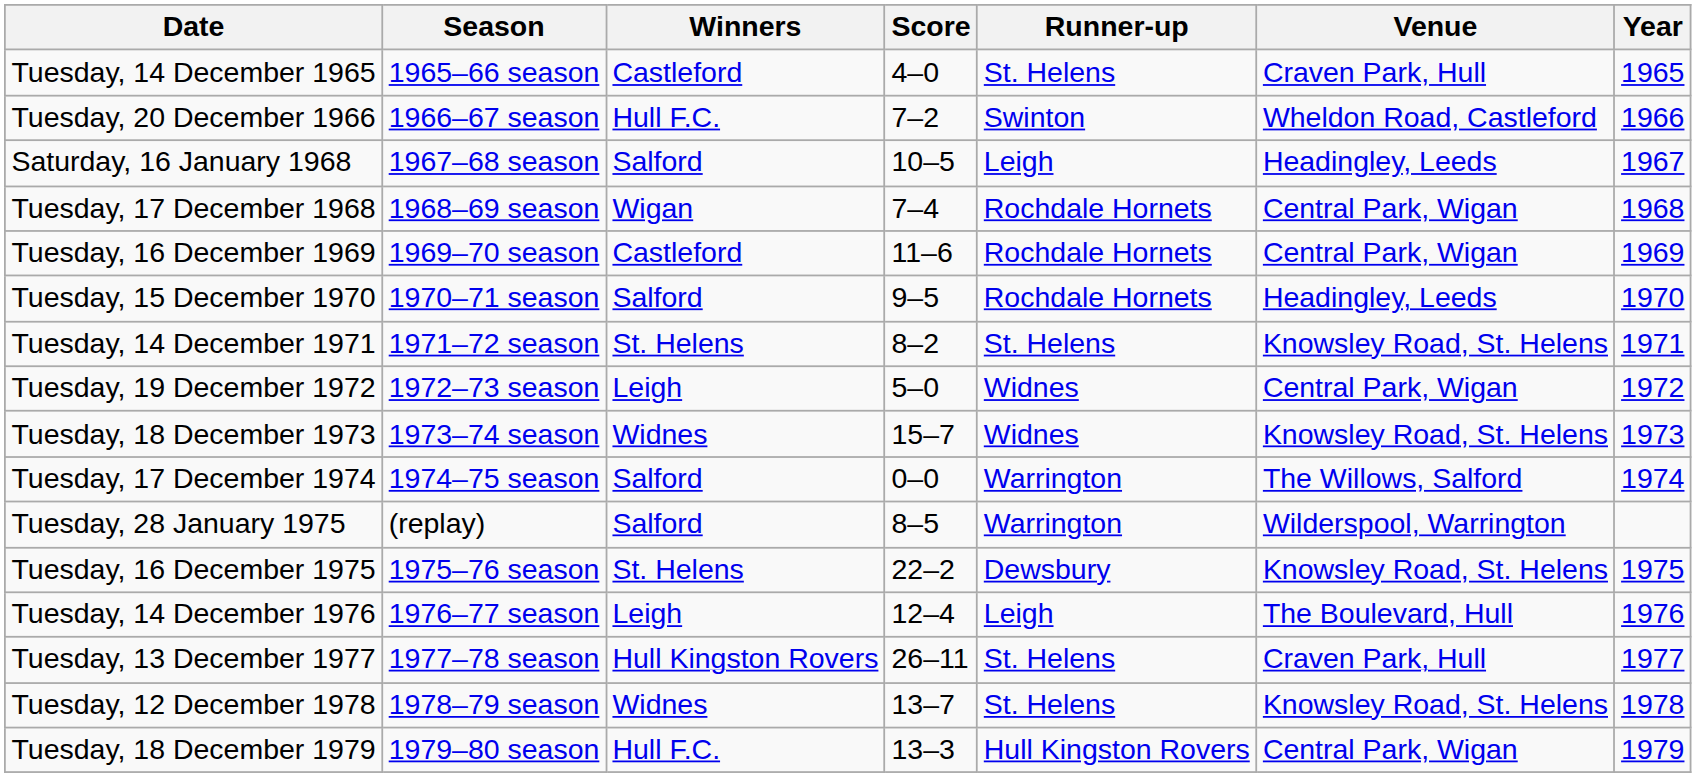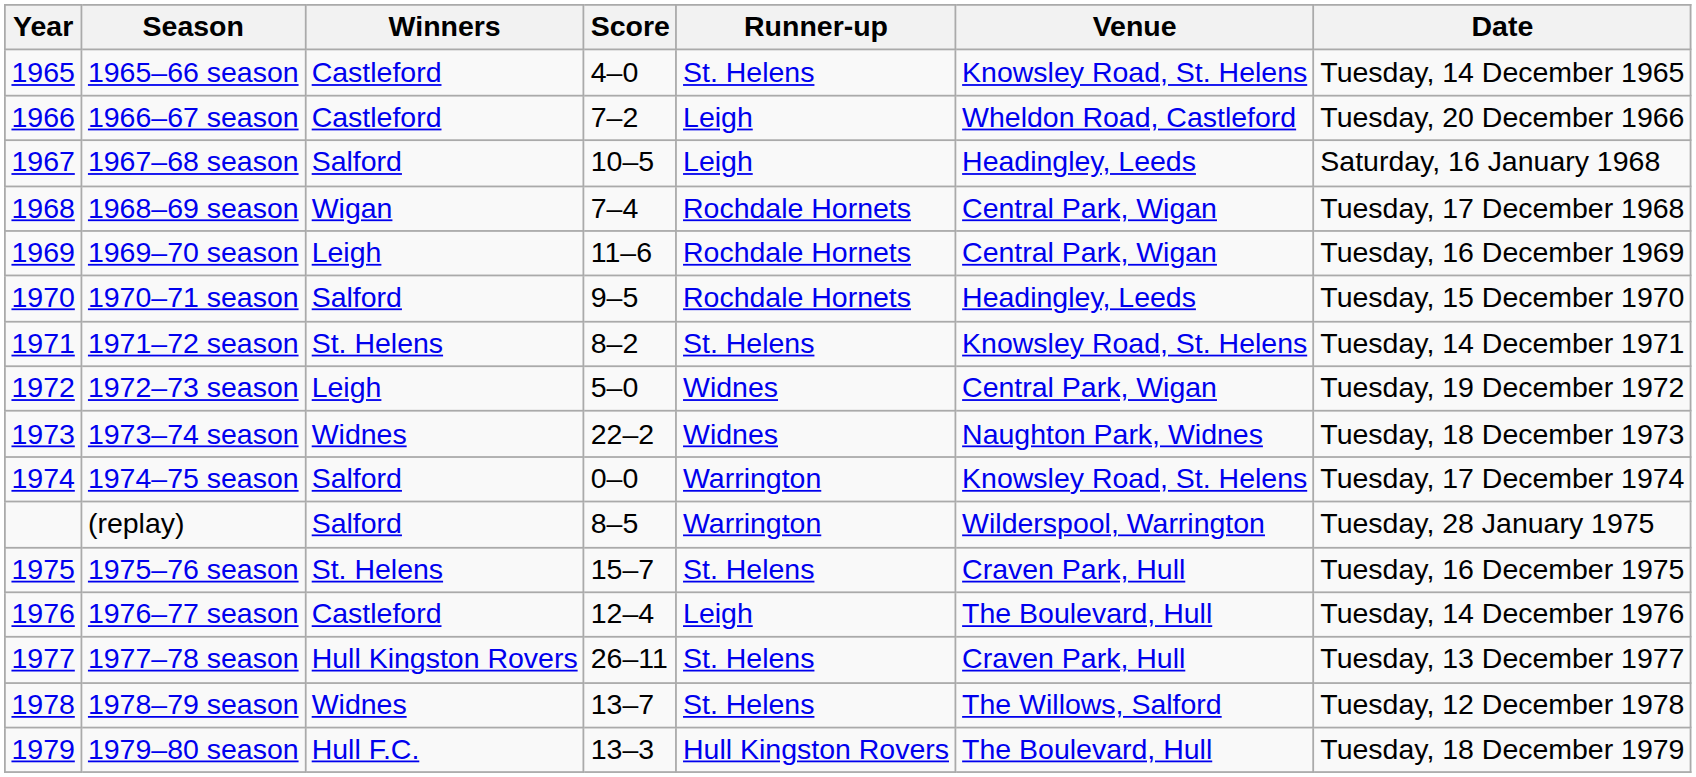columns swapped: (1653, 27) <-> (194, 27)
(1374, 72) Craven Park, Hull -> (1135, 72) Knowsley Road, St. Helens
(666, 117) Hull F.C. -> (377, 117) Castleford
(1034, 117) Swinton -> (718, 117) Leigh
(677, 252) Castleford -> (347, 252) Leigh
(923, 433) 15–7 -> (622, 433) 22–2
(1435, 433) Knowsley Road, St. Helens -> (1113, 433) Naughton Park, Widnes
(1393, 478) The Willows, Salford -> (1135, 478) Knowsley Road, St. Helens
(923, 569) 22–2 -> (622, 569) 15–7
(1047, 569) Dewsbury -> (749, 569) St. Helens
(1435, 569) Knowsley Road, St. Helens -> (1074, 569) Craven Park, Hull
(647, 614) Leigh -> (377, 614) Castleford
(1435, 704) Knowsley Road, St. Helens -> (1092, 704) The Willows, Salford
(1390, 749) Central Park, Wigan -> (1087, 749) The Boulevard, Hull
